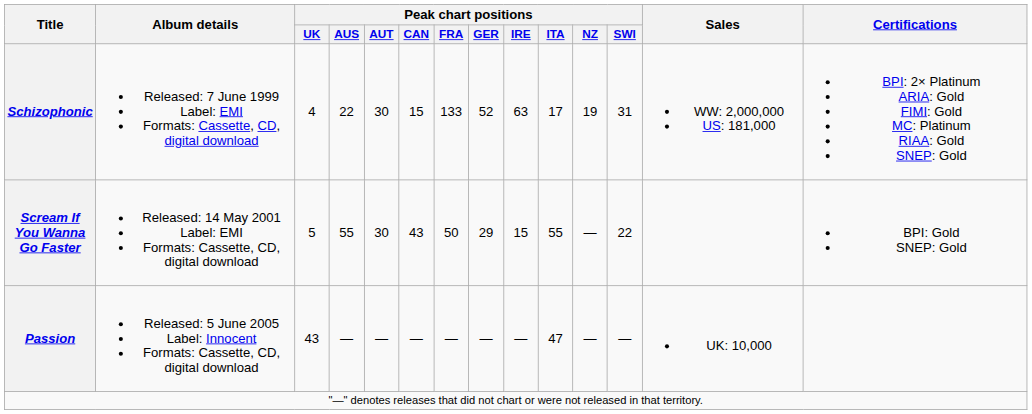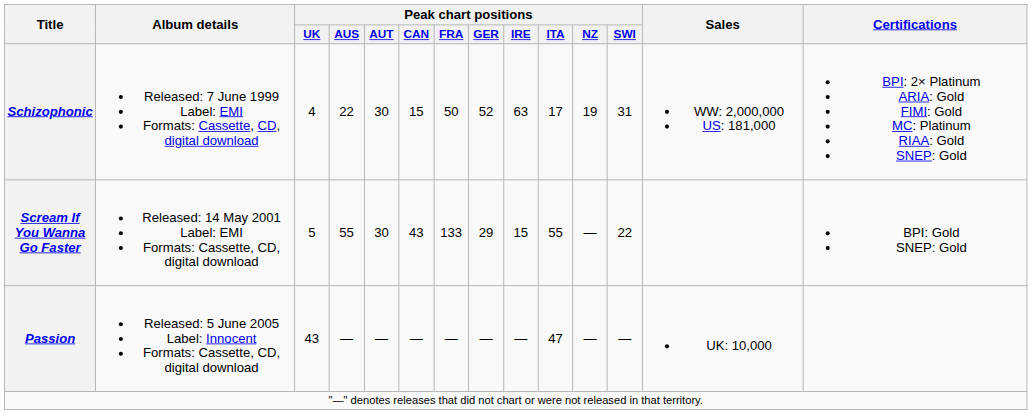(451, 111) 133 -> (451, 111) 50
(451, 232) 50 -> (451, 232) 133
